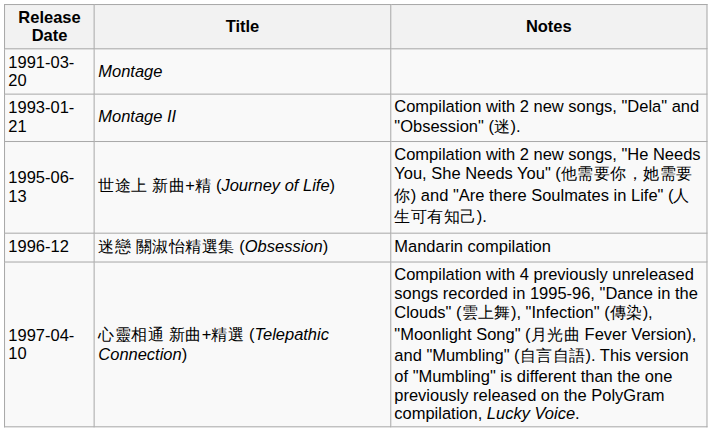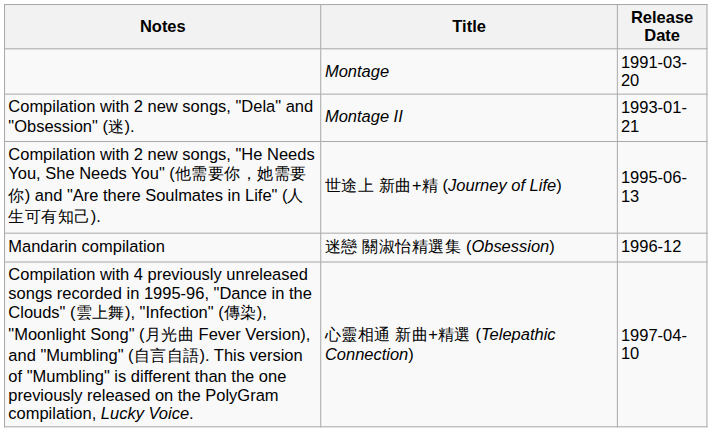columns swapped: (50, 26) <-> (549, 26)
